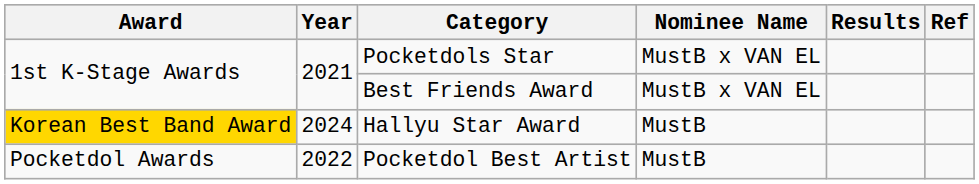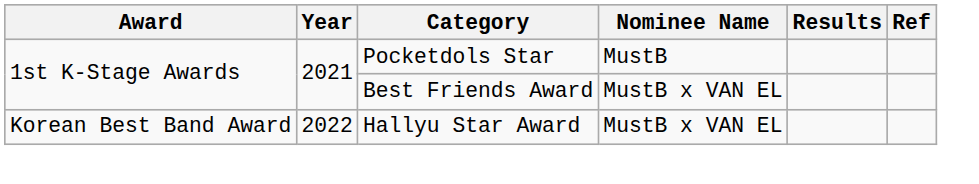(731, 57) MustB x VAN EL -> (635, 57) MustB
(151, 126) gold background -> (151, 126) no background
(327, 126) 2024 -> (327, 126) 2022
(674, 126) MustB -> (693, 126) MustB x VAN EL
- row: (497, 161)
